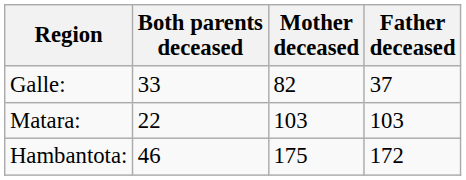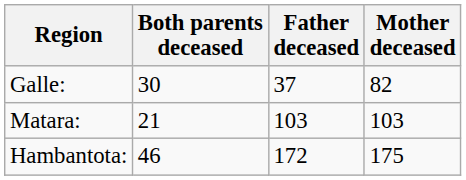columns swapped: (316, 35) <-> (413, 35)
(149, 84) 33 -> (149, 84) 30
(149, 120) 22 -> (149, 120) 21
